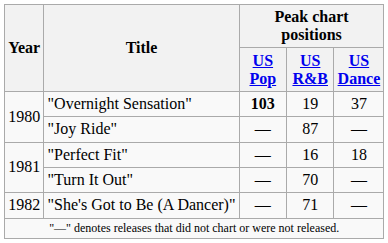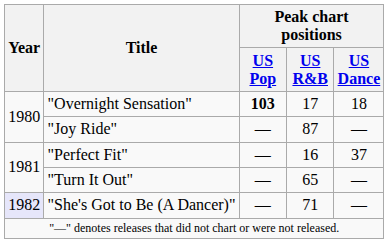(310, 103) 19 -> (310, 103) 17
(359, 103) 37 -> (359, 103) 18
(359, 154) 18 -> (359, 154) 37
(310, 180) 70 -> (310, 180) 65
(24, 205) no background -> (24, 205) lavender background
